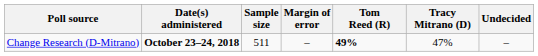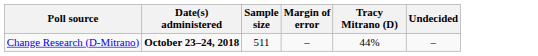- column: (370, 19)
(443, 42) 47% -> (370, 42) 44%
